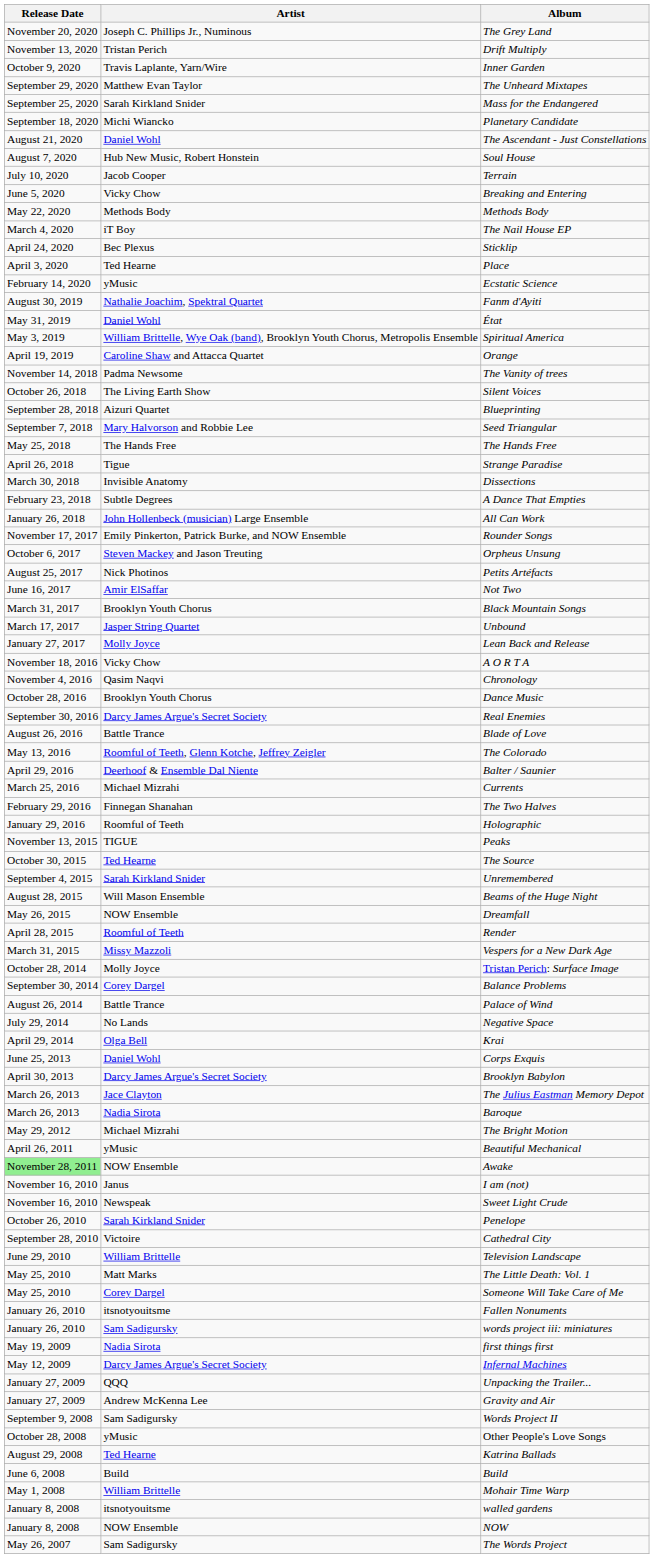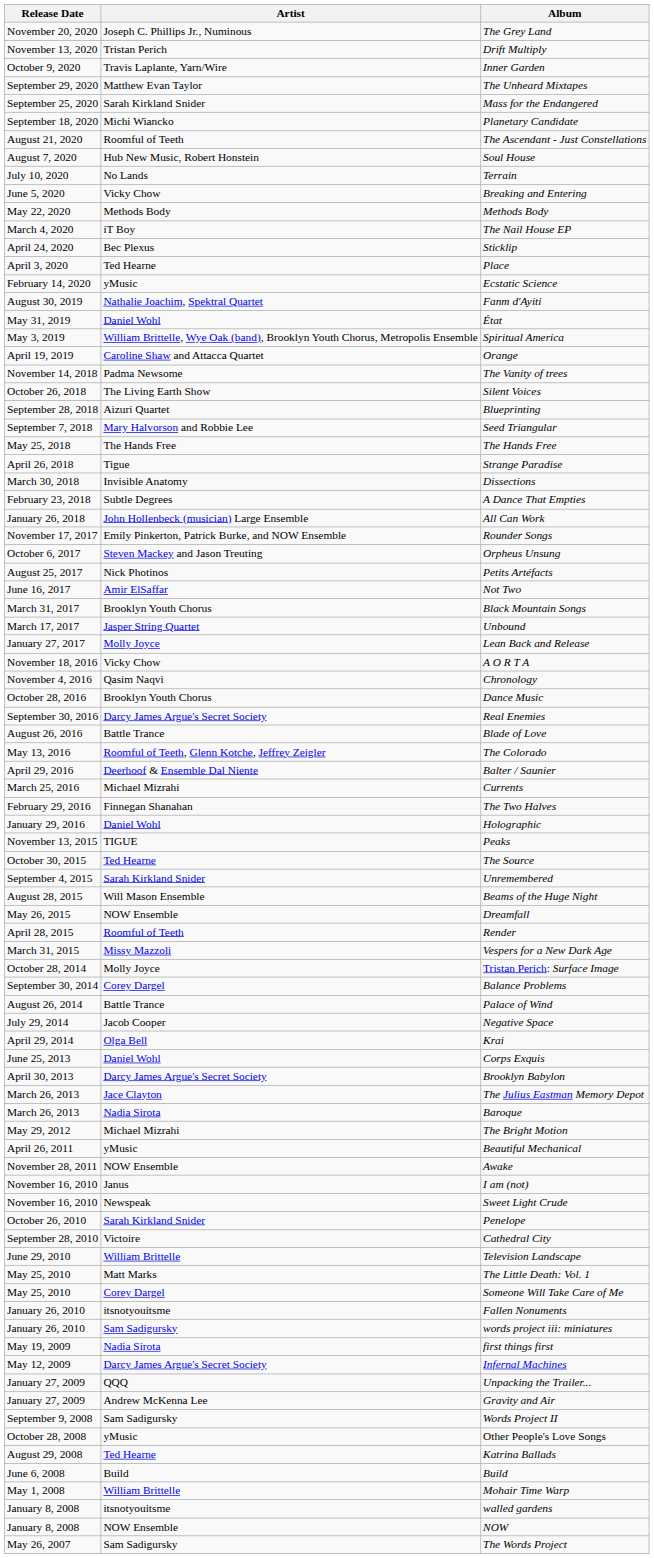(132, 139) Daniel Wohl -> (144, 139) Roomful of Teeth
(134, 175) Jacob Cooper -> (126, 175) No Lands
(144, 824) Roomful of Teeth -> (132, 824) Daniel Wohl
(126, 1022) No Lands -> (134, 1022) Jacob Cooper
(52, 1166) lightgreen background -> (52, 1166) no background
